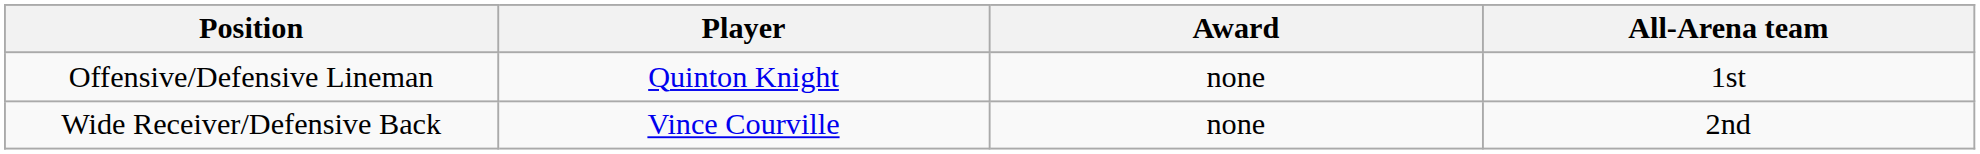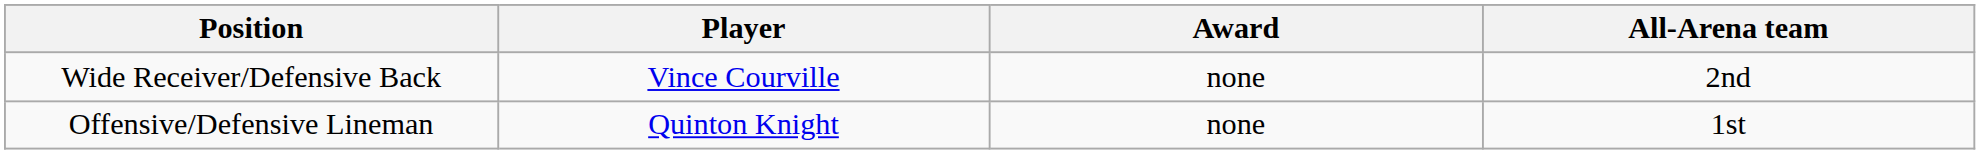rows swapped: (251, 76) <-> (251, 124)
